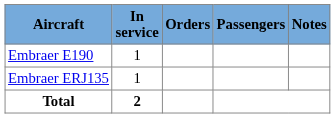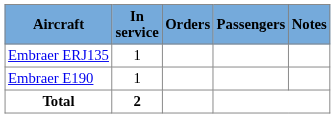rows swapped: (58, 78) <-> (51, 55)
